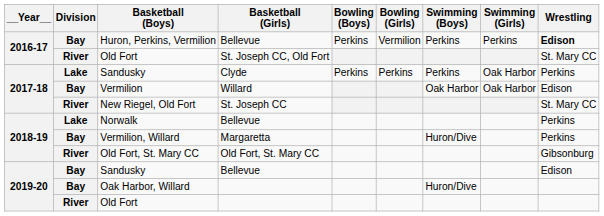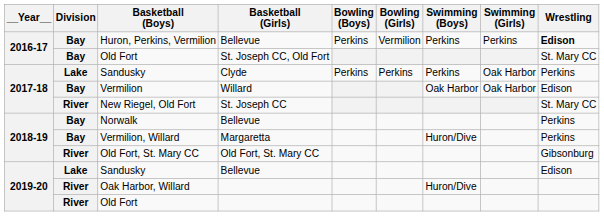(76, 56) River -> (76, 56) Bay
(76, 121) Lake -> (76, 121) Bay
(76, 170) Bay -> (76, 170) Lake
(76, 186) Bay -> (76, 186) River
